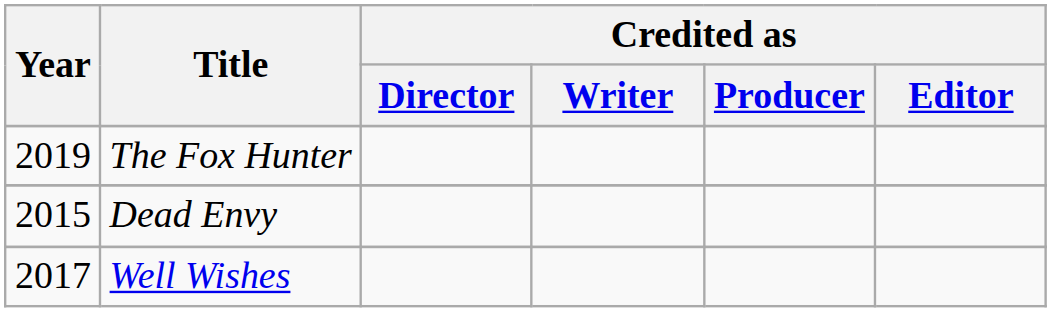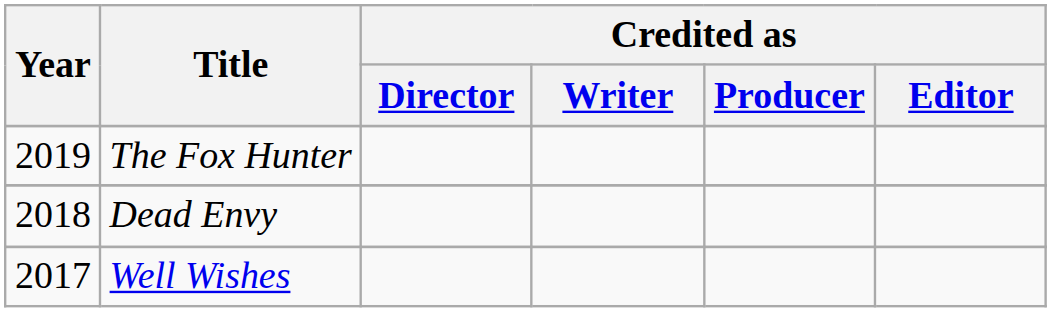(53, 214) 2015 -> (53, 214) 2018
